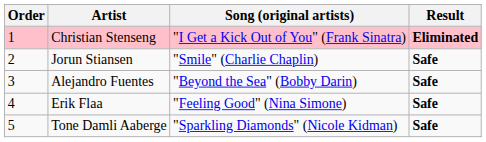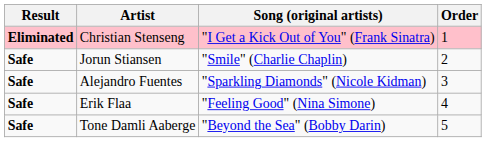columns swapped: (26, 15) <-> (445, 15)
(265, 81) "Beyond the Sea" (Bobby Darin) -> (314, 81) "Sparkling Diamonds" (Nicole Kidman)
(285, 125) "Sparkling Diamonds" (Nicole Kidman) -> (294, 125) "Beyond the Sea" (Bobby Darin)
